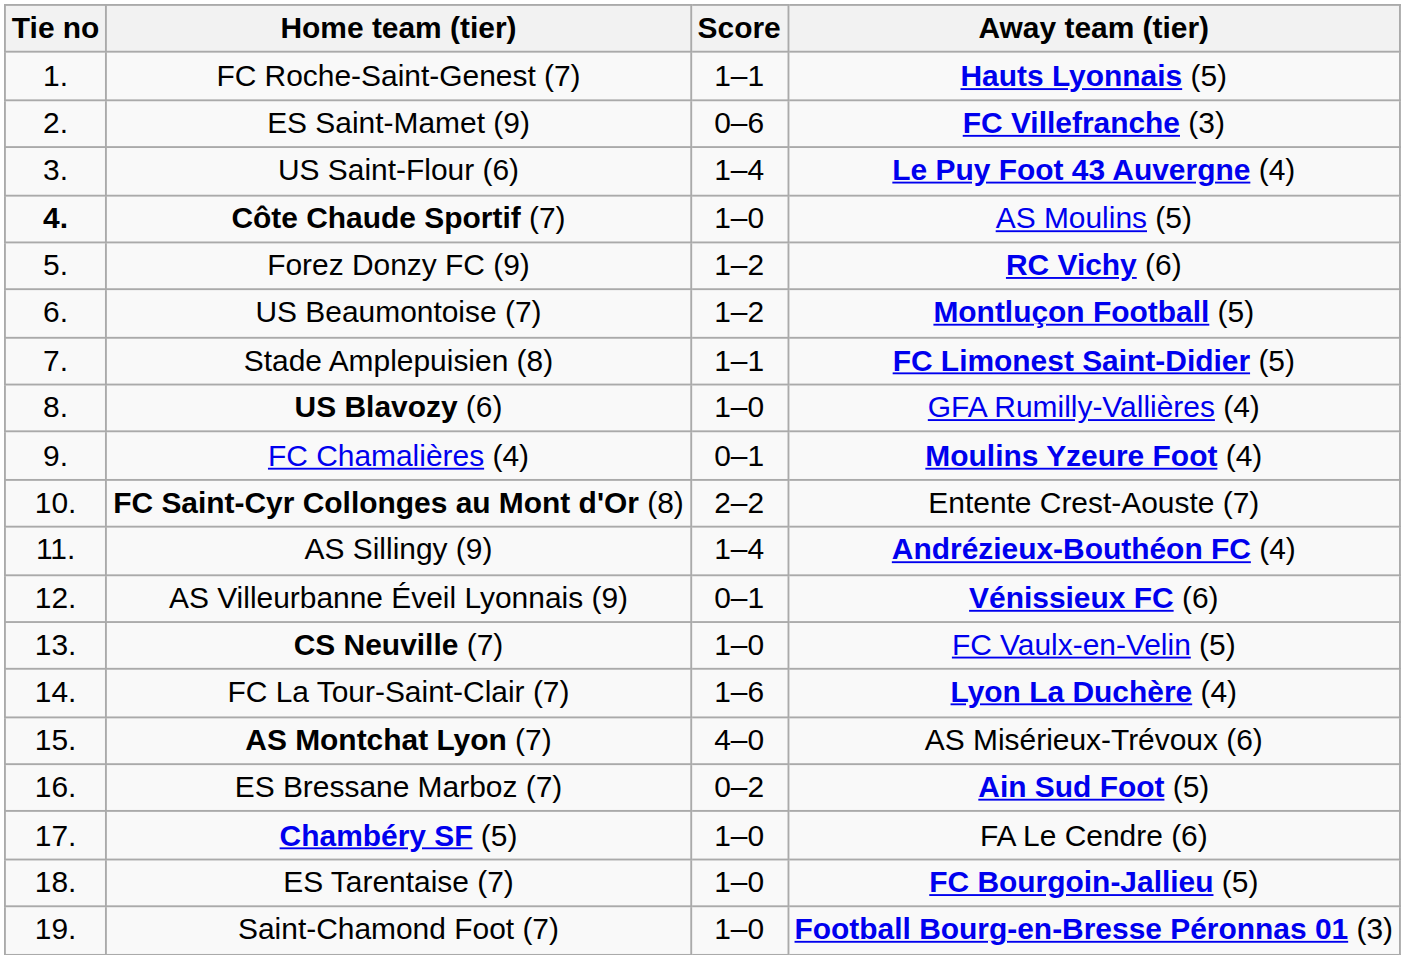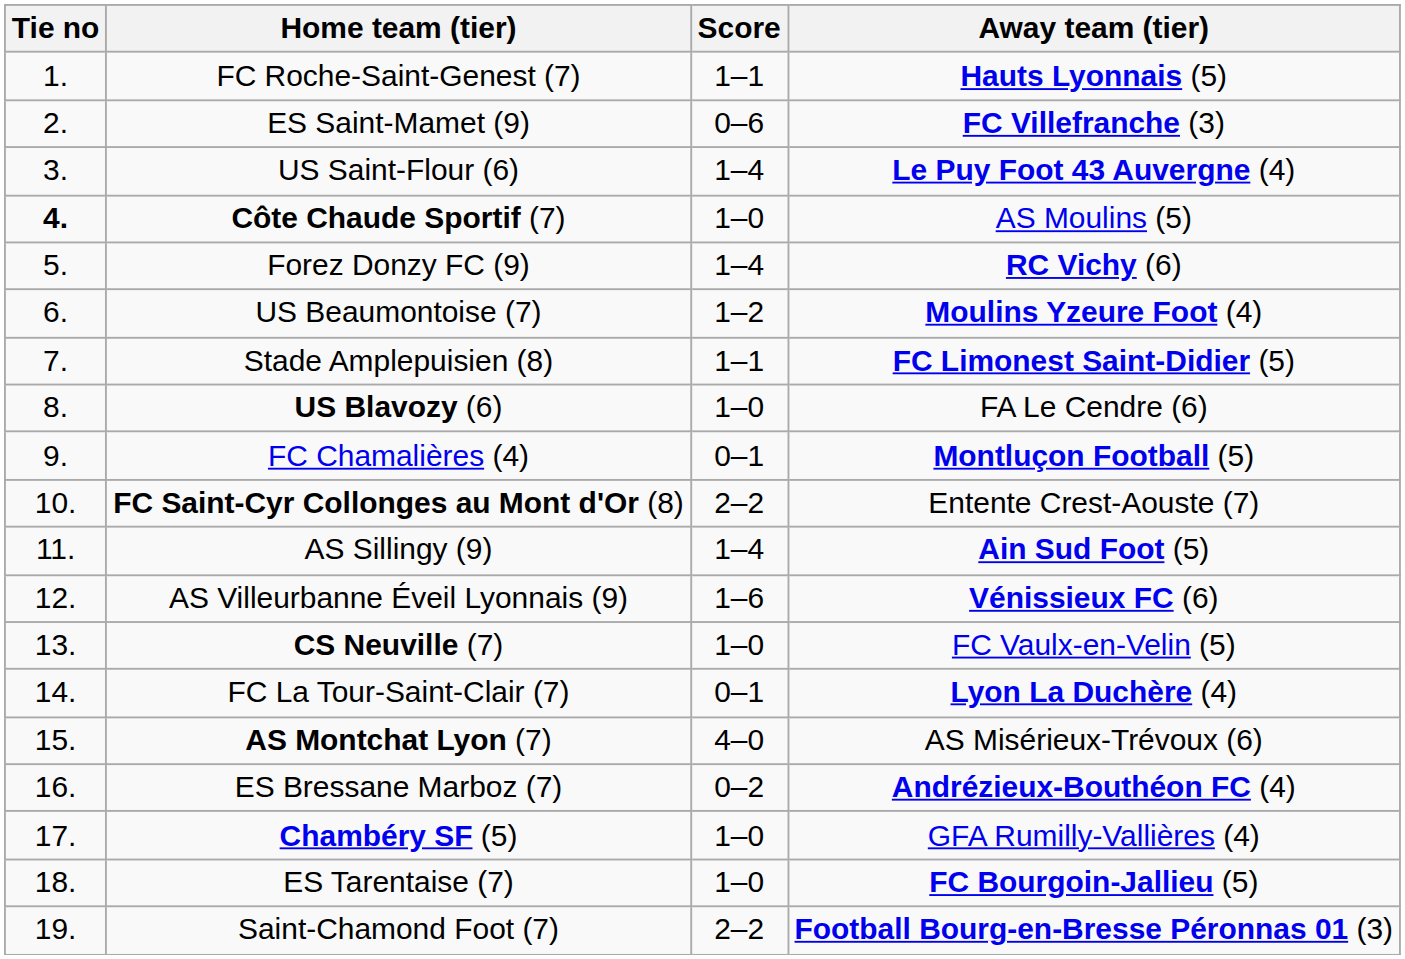(739, 265) 1–2 -> (739, 265) 1–4
(1094, 312) Montluçon Football (5) -> (1094, 312) Moulins Yzeure Foot (4)
(1094, 407) GFA Rumilly-Vallières (4) -> (1094, 407) FA Le Cendre (6)
(1094, 455) Moulins Yzeure Foot (4) -> (1094, 455) Montluçon Football (5)
(1094, 550) Andrézieux-Bouthéon FC (4) -> (1094, 550) Ain Sud Foot (5)
(739, 597) 0–1 -> (739, 597) 1–6
(739, 692) 1–6 -> (739, 692) 0–1
(1094, 787) Ain Sud Foot (5) -> (1094, 787) Andrézieux-Bouthéon FC (4)
(1094, 834) FA Le Cendre (6) -> (1094, 834) GFA Rumilly-Vallières (4)
(739, 929) 1–0 -> (739, 929) 2–2
